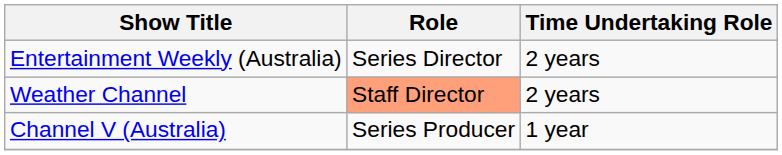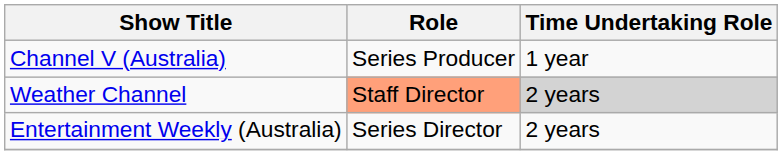rows swapped: (176, 58) <-> (118, 130)
(563, 94) no background -> (563, 94) lightgrey background
